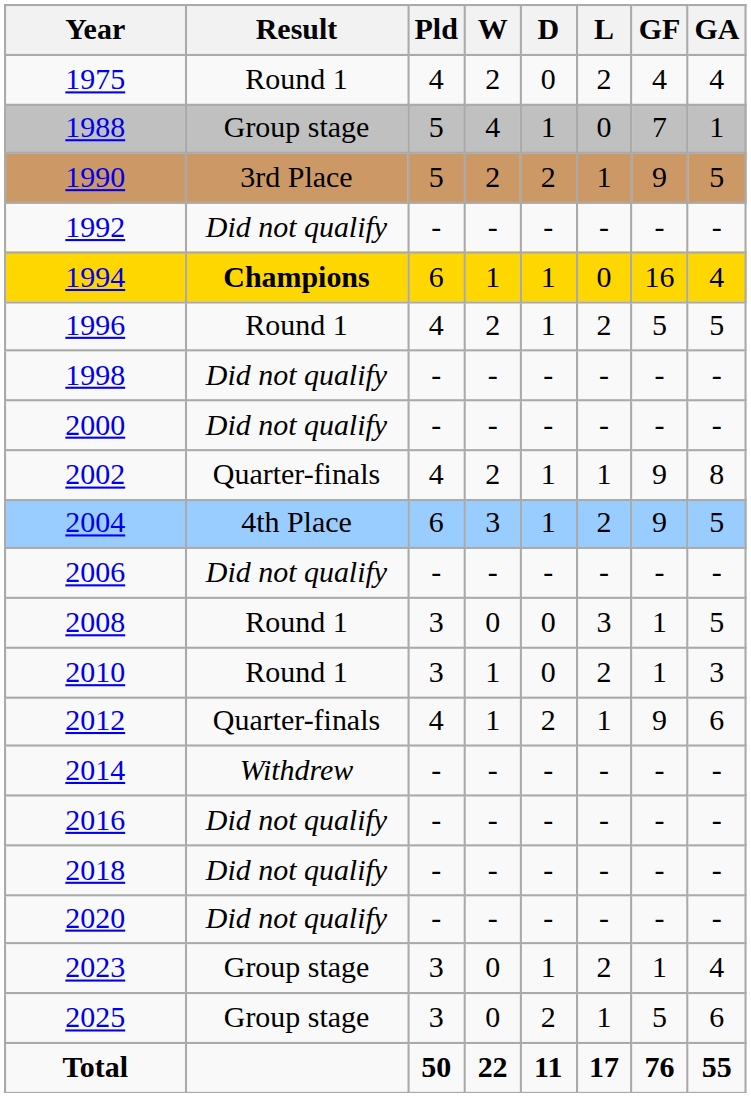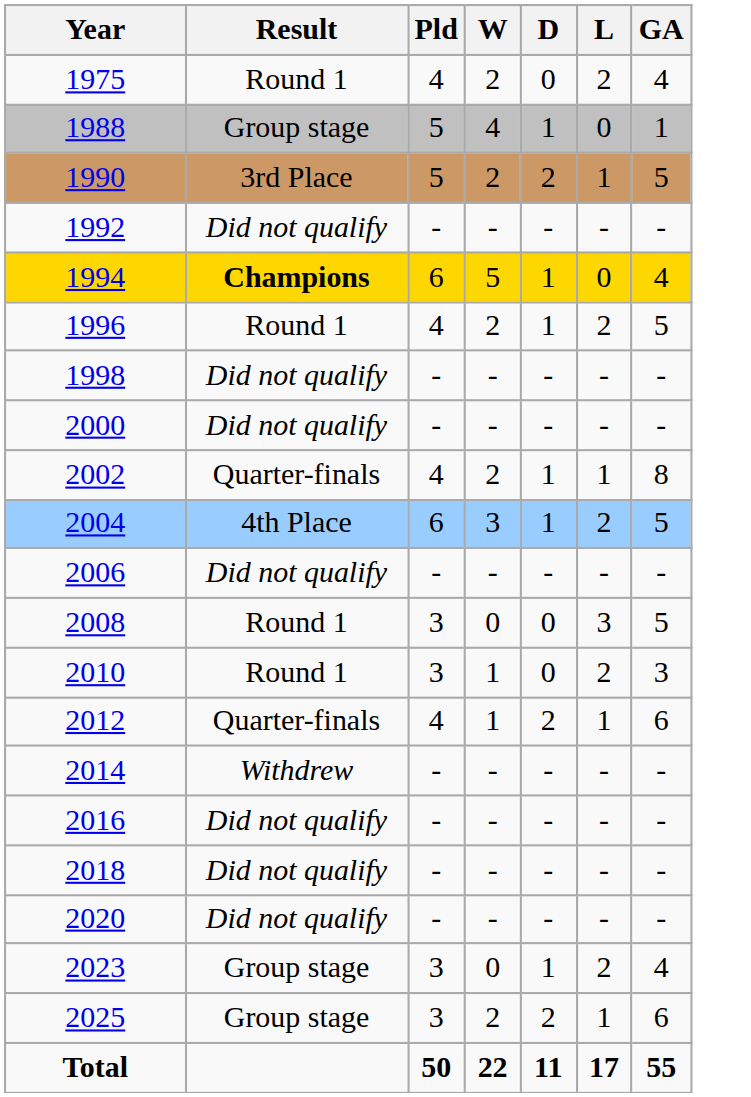- column: (660, 29)
(493, 276) 1 -> (493, 276) 5
(493, 1017) 0 -> (493, 1017) 2
